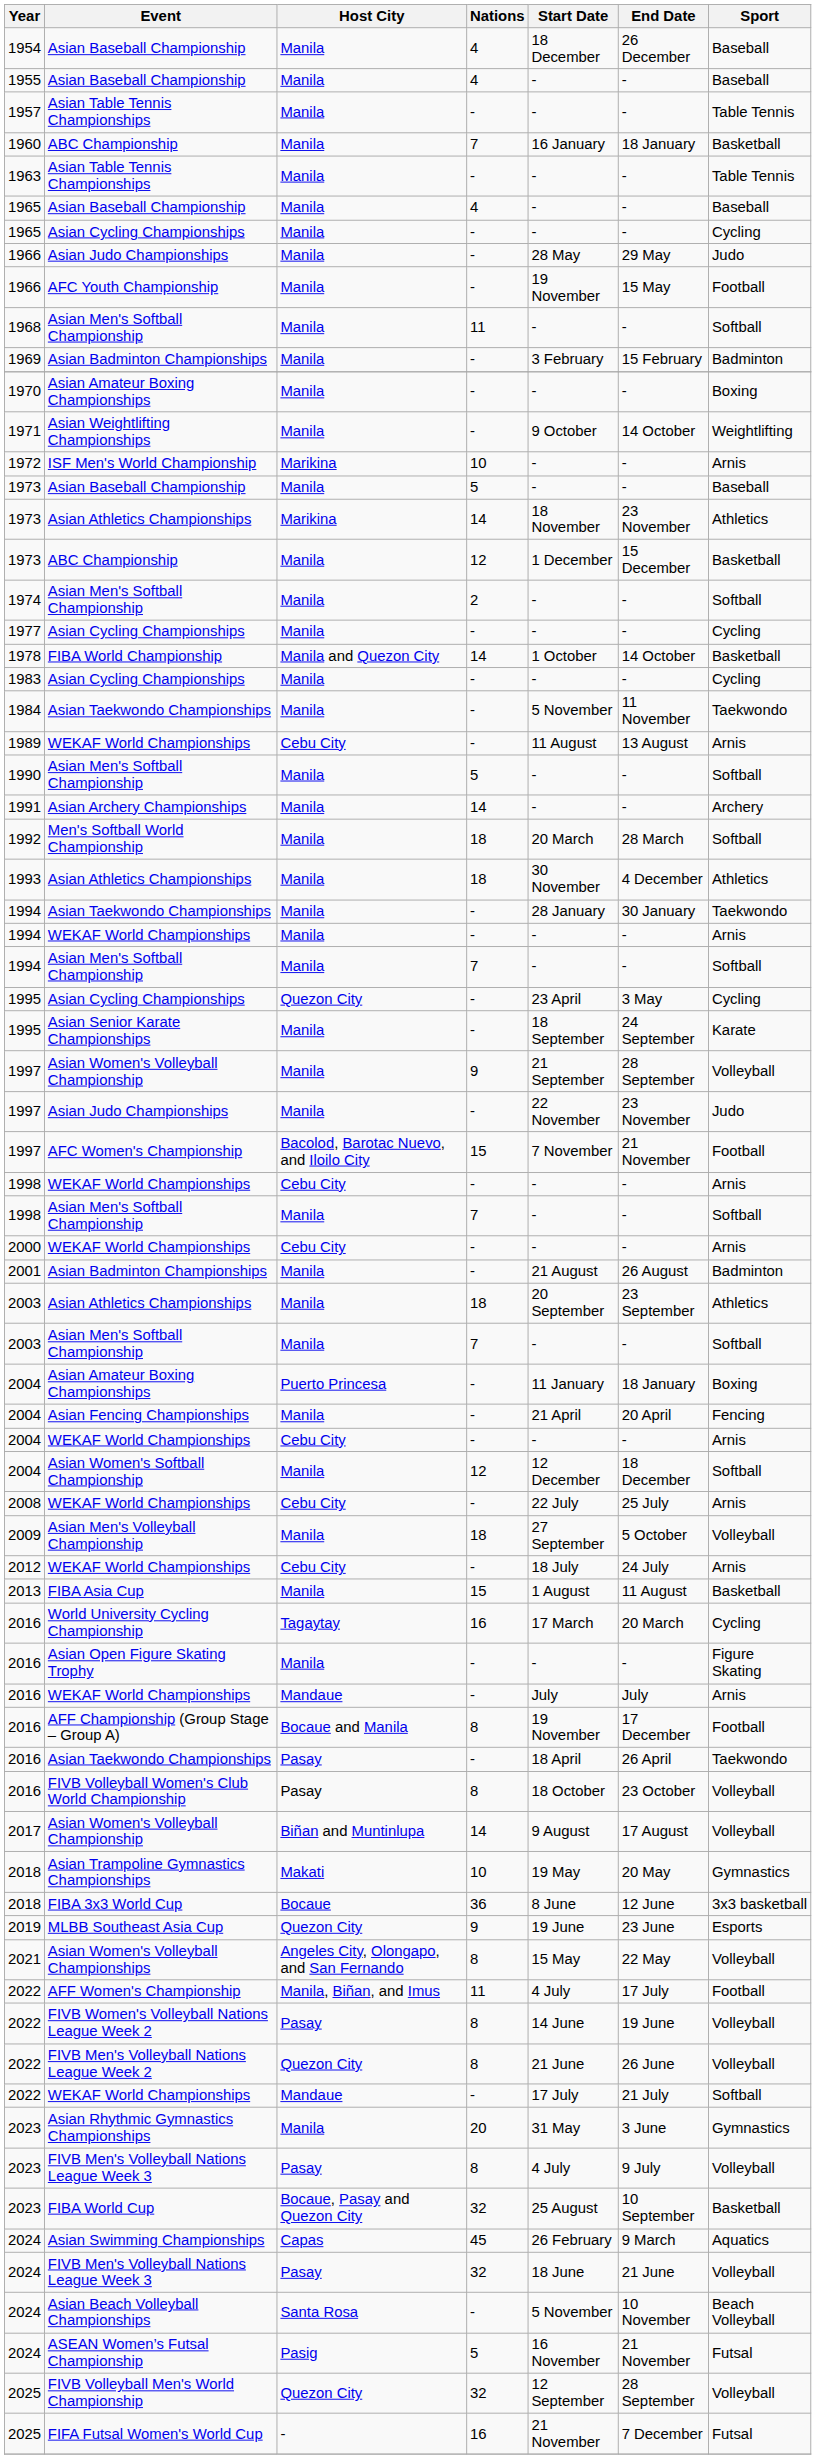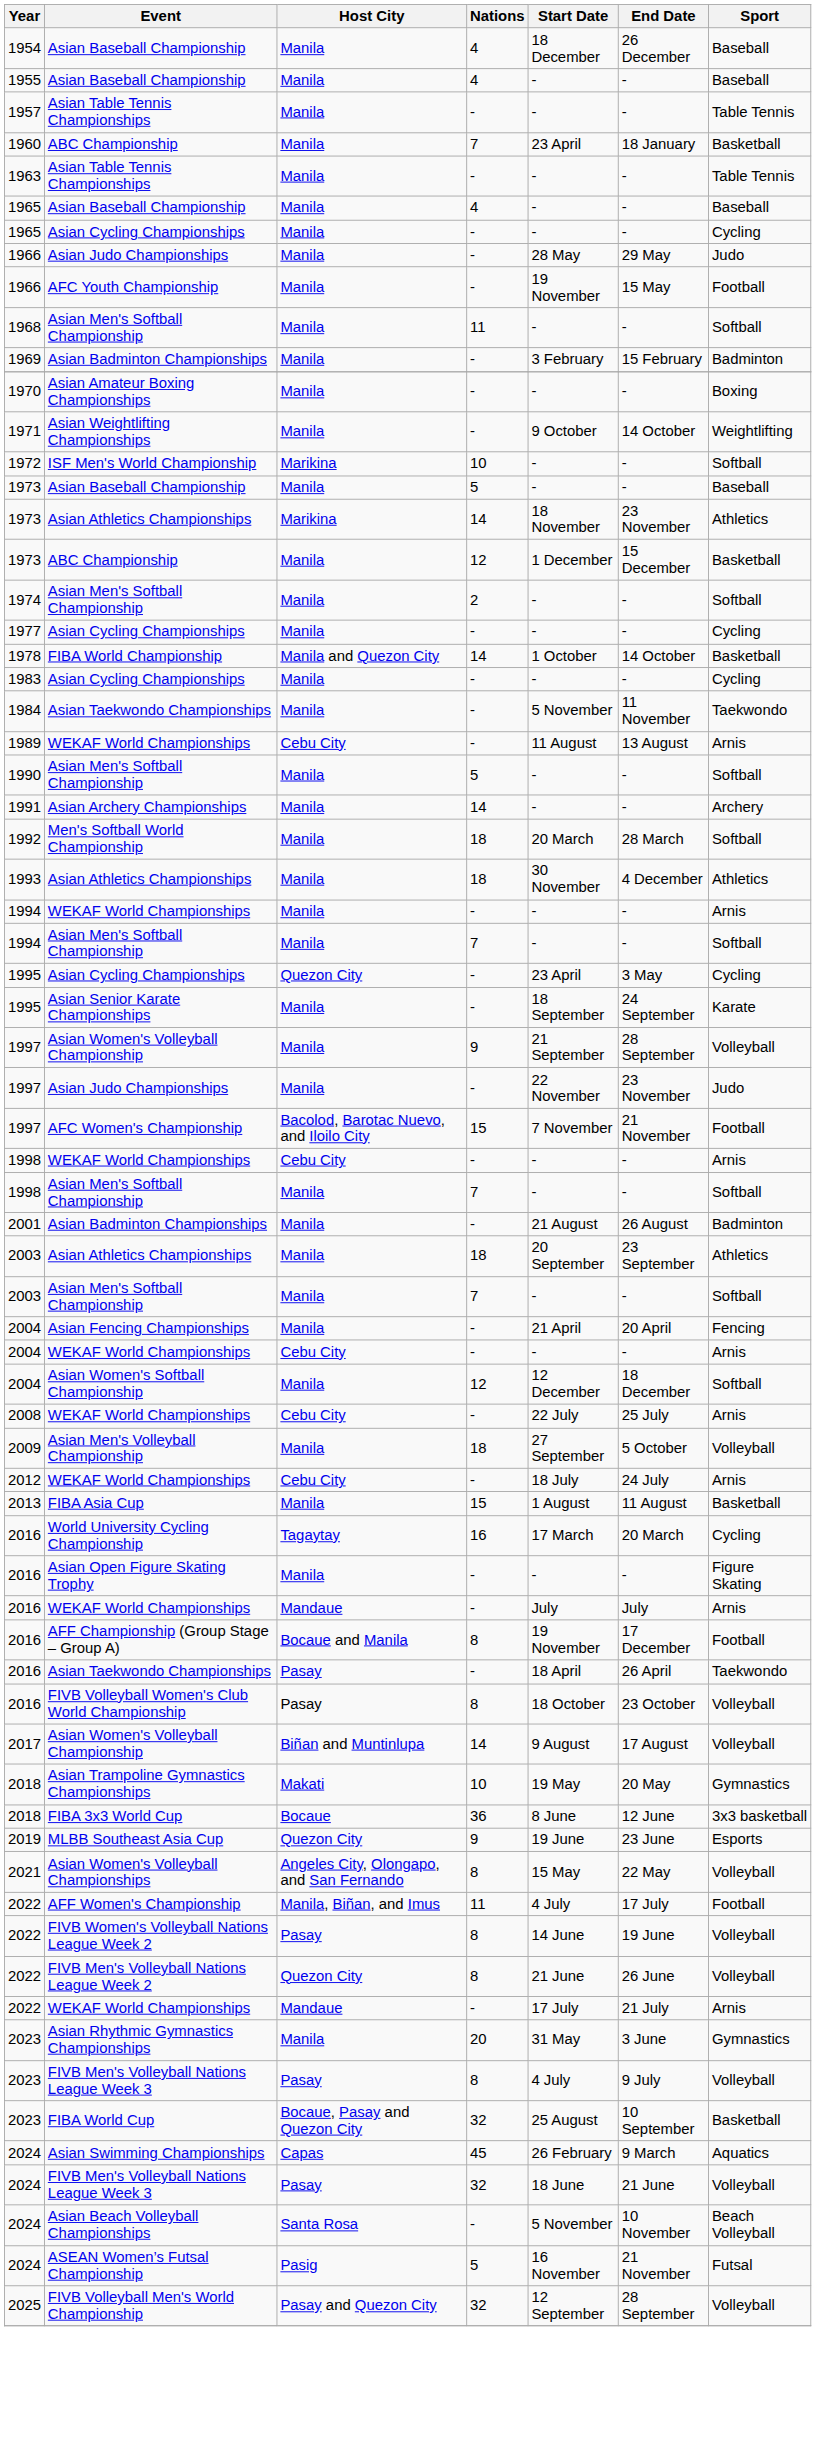(568, 144) 16 January -> (556, 144) 23 April
(729, 463) Arnis -> (737, 463) Softball
- row: (24, 911)
- row: (24, 1247)
- row: (24, 1384)
(737, 2095) Softball -> (729, 2008) Arnis
(321, 2393) Quezon City -> (359, 2305) Pasay and Quezon City
- row: (24, 2433)
